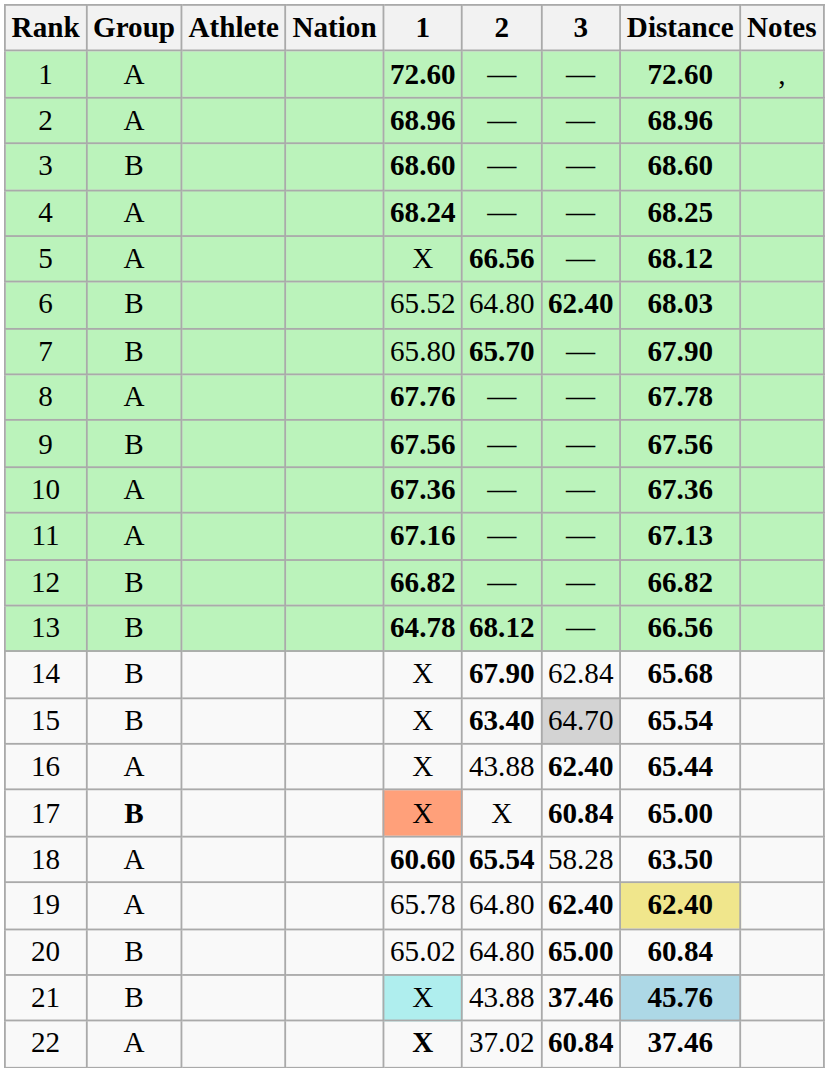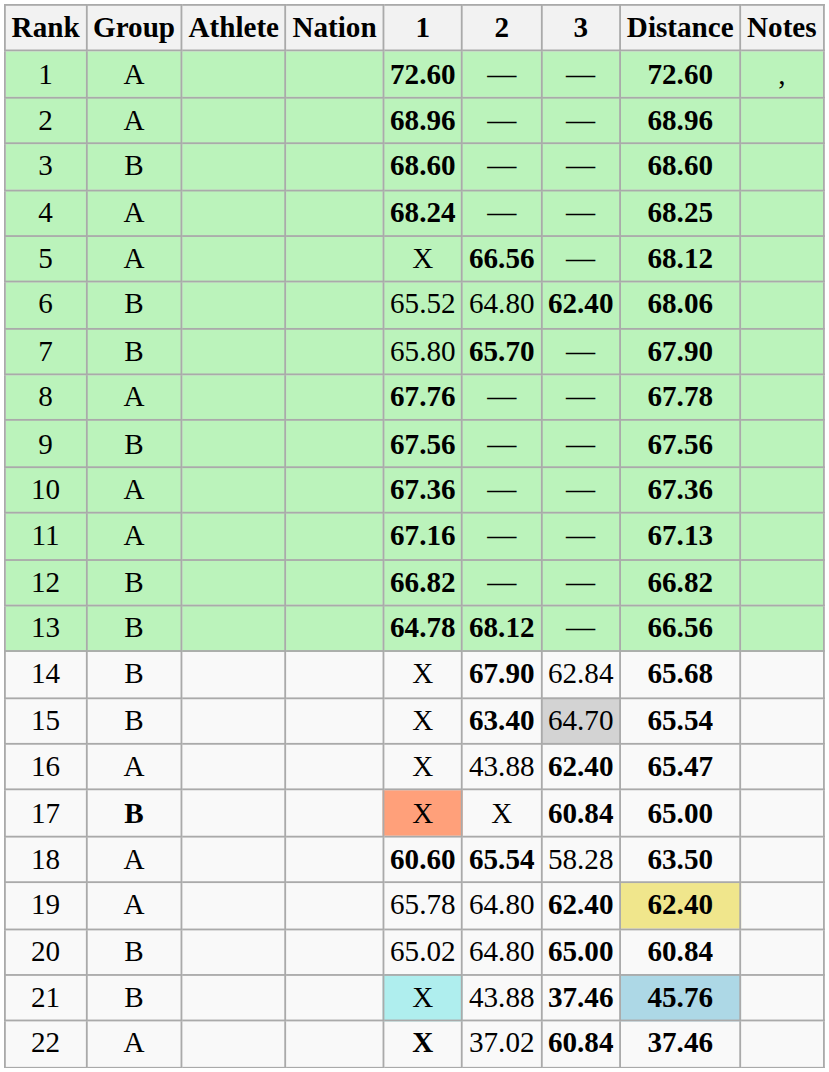(680, 304) 68.03 -> (680, 304) 68.06
(680, 766) 65.44 -> (680, 766) 65.47
